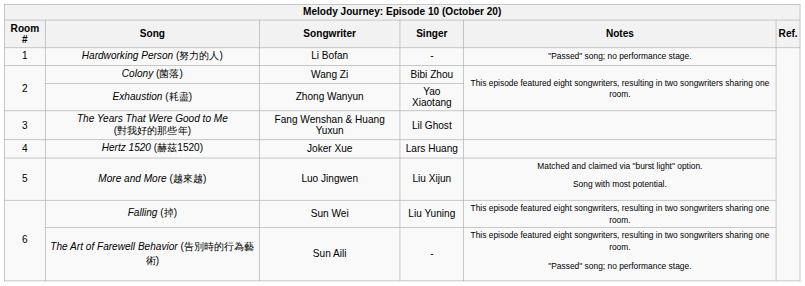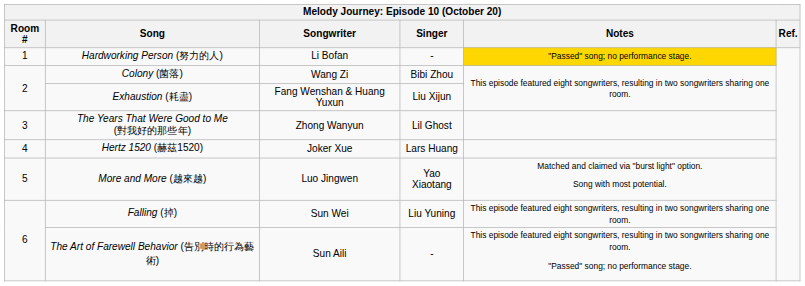(620, 57) no background -> (620, 57) gold background
(330, 97) Zhong Wanyun -> (330, 97) Fang Wenshan & Huang Yuxun
(432, 97) Yao Xiaotang -> (432, 97) Liu Xijun
(330, 125) Fang Wenshan & Huang Yuxun -> (330, 125) Zhong Wanyun
(432, 179) Liu Xijun -> (432, 179) Yao Xiaotang
